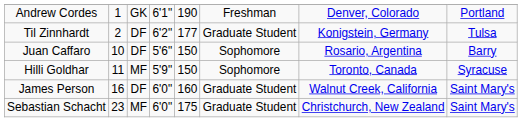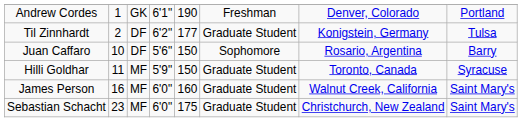(250, 70) Sophomore -> (250, 70) Graduate Student
(138, 88) DF -> (138, 88) MF
